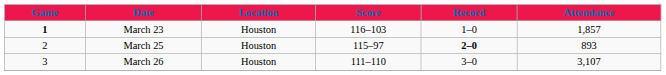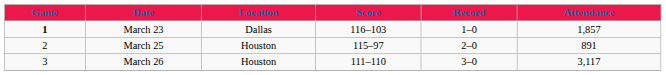(259, 29) Houston -> (259, 29) Dallas
(469, 45) bold -> (469, 45) normal
(589, 45) 893 -> (589, 45) 891
(589, 62) 3,107 -> (589, 62) 3,117
